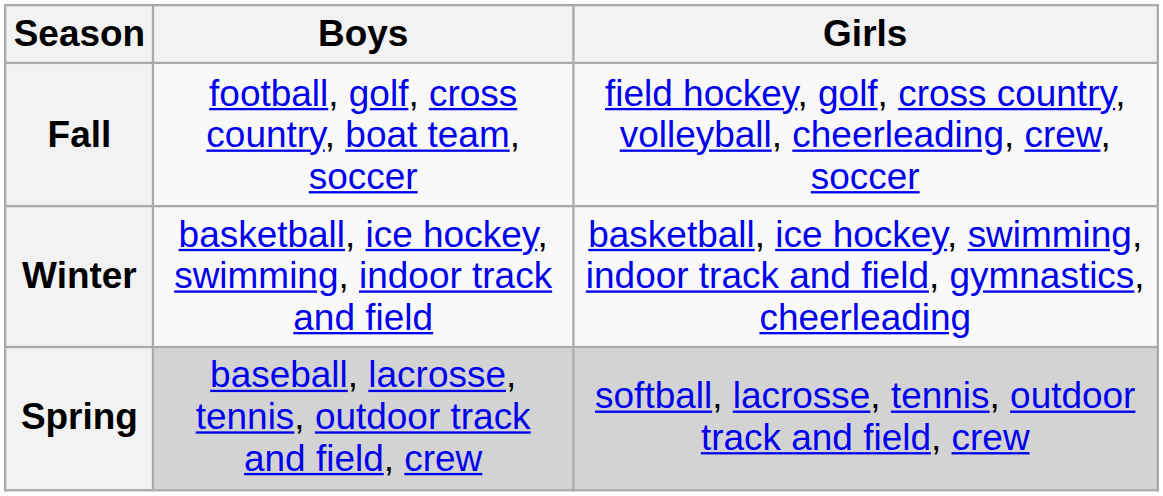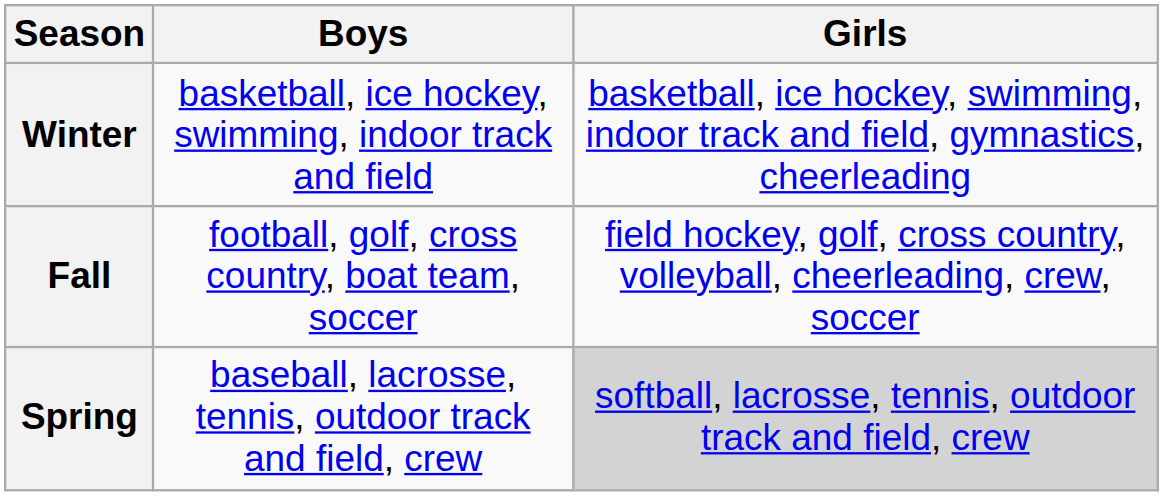rows swapped: (79, 134) <-> (79, 275)
(363, 417) lightgrey background -> (363, 417) no background
